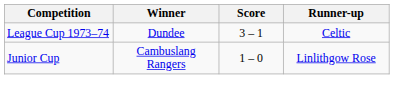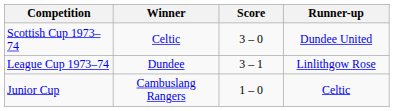+ row: (54, 39)
(336, 32) Celtic -> (336, 64) Linlithgow Rose
(336, 58) Linlithgow Rose -> (336, 90) Celtic
